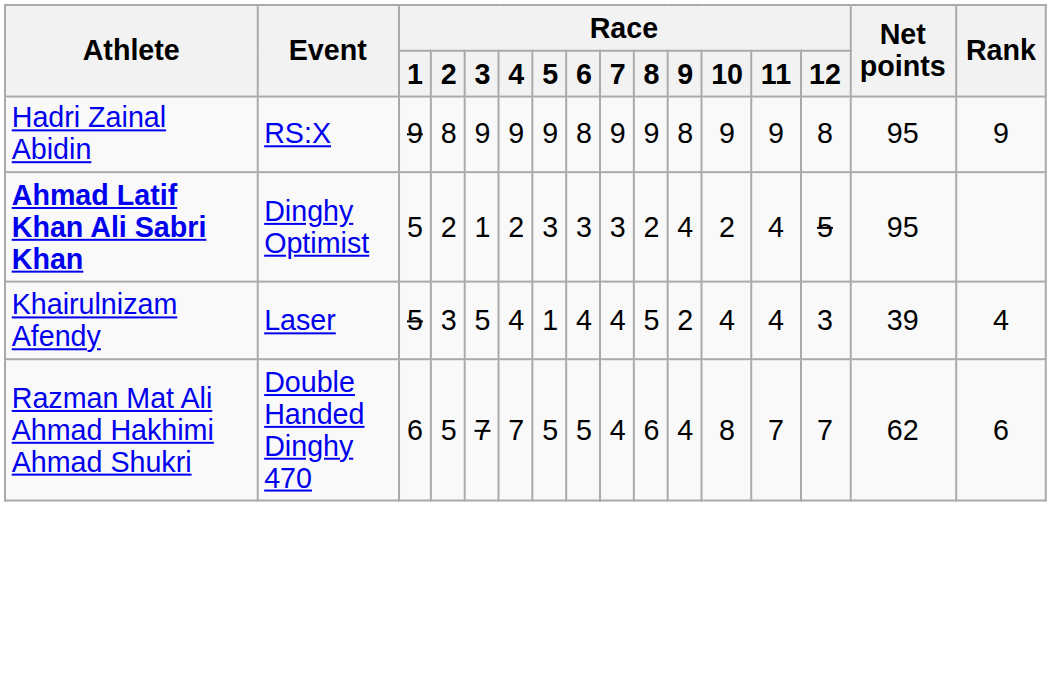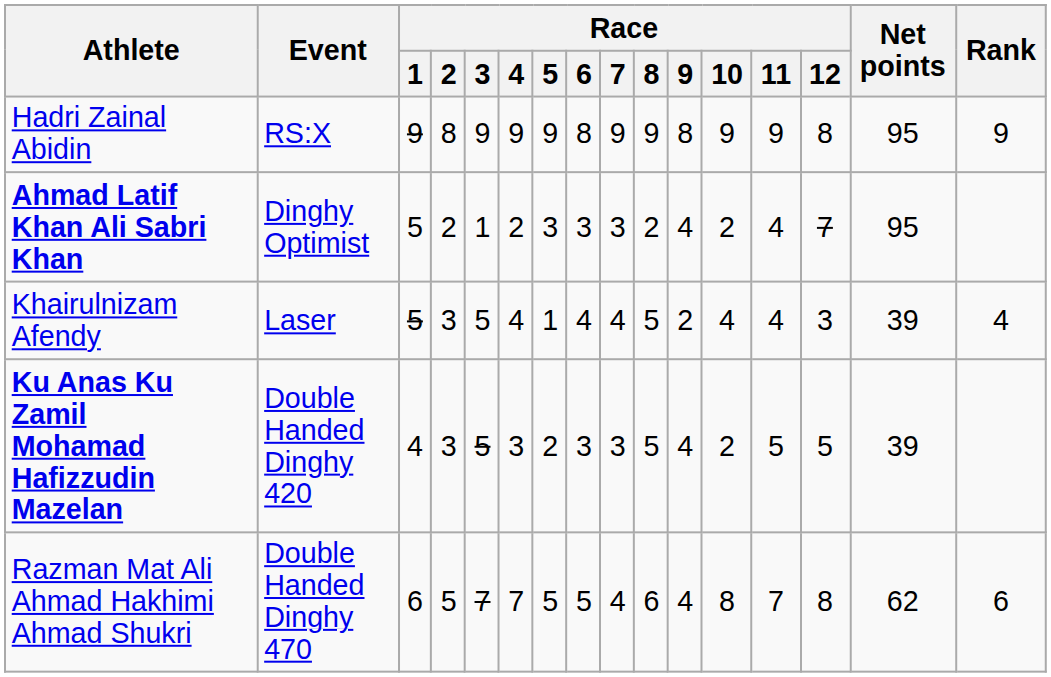(825, 228) 5 -> (825, 228) 7
+ row: (92, 445)
(825, 430) 7 -> (825, 602) 8
